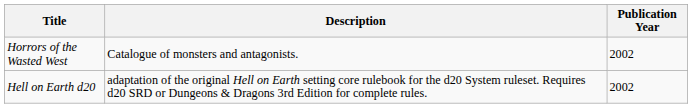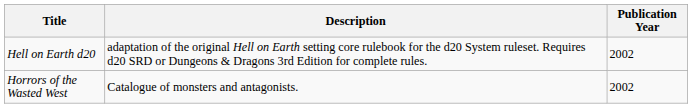rows swapped: (51, 86) <-> (42, 53)
